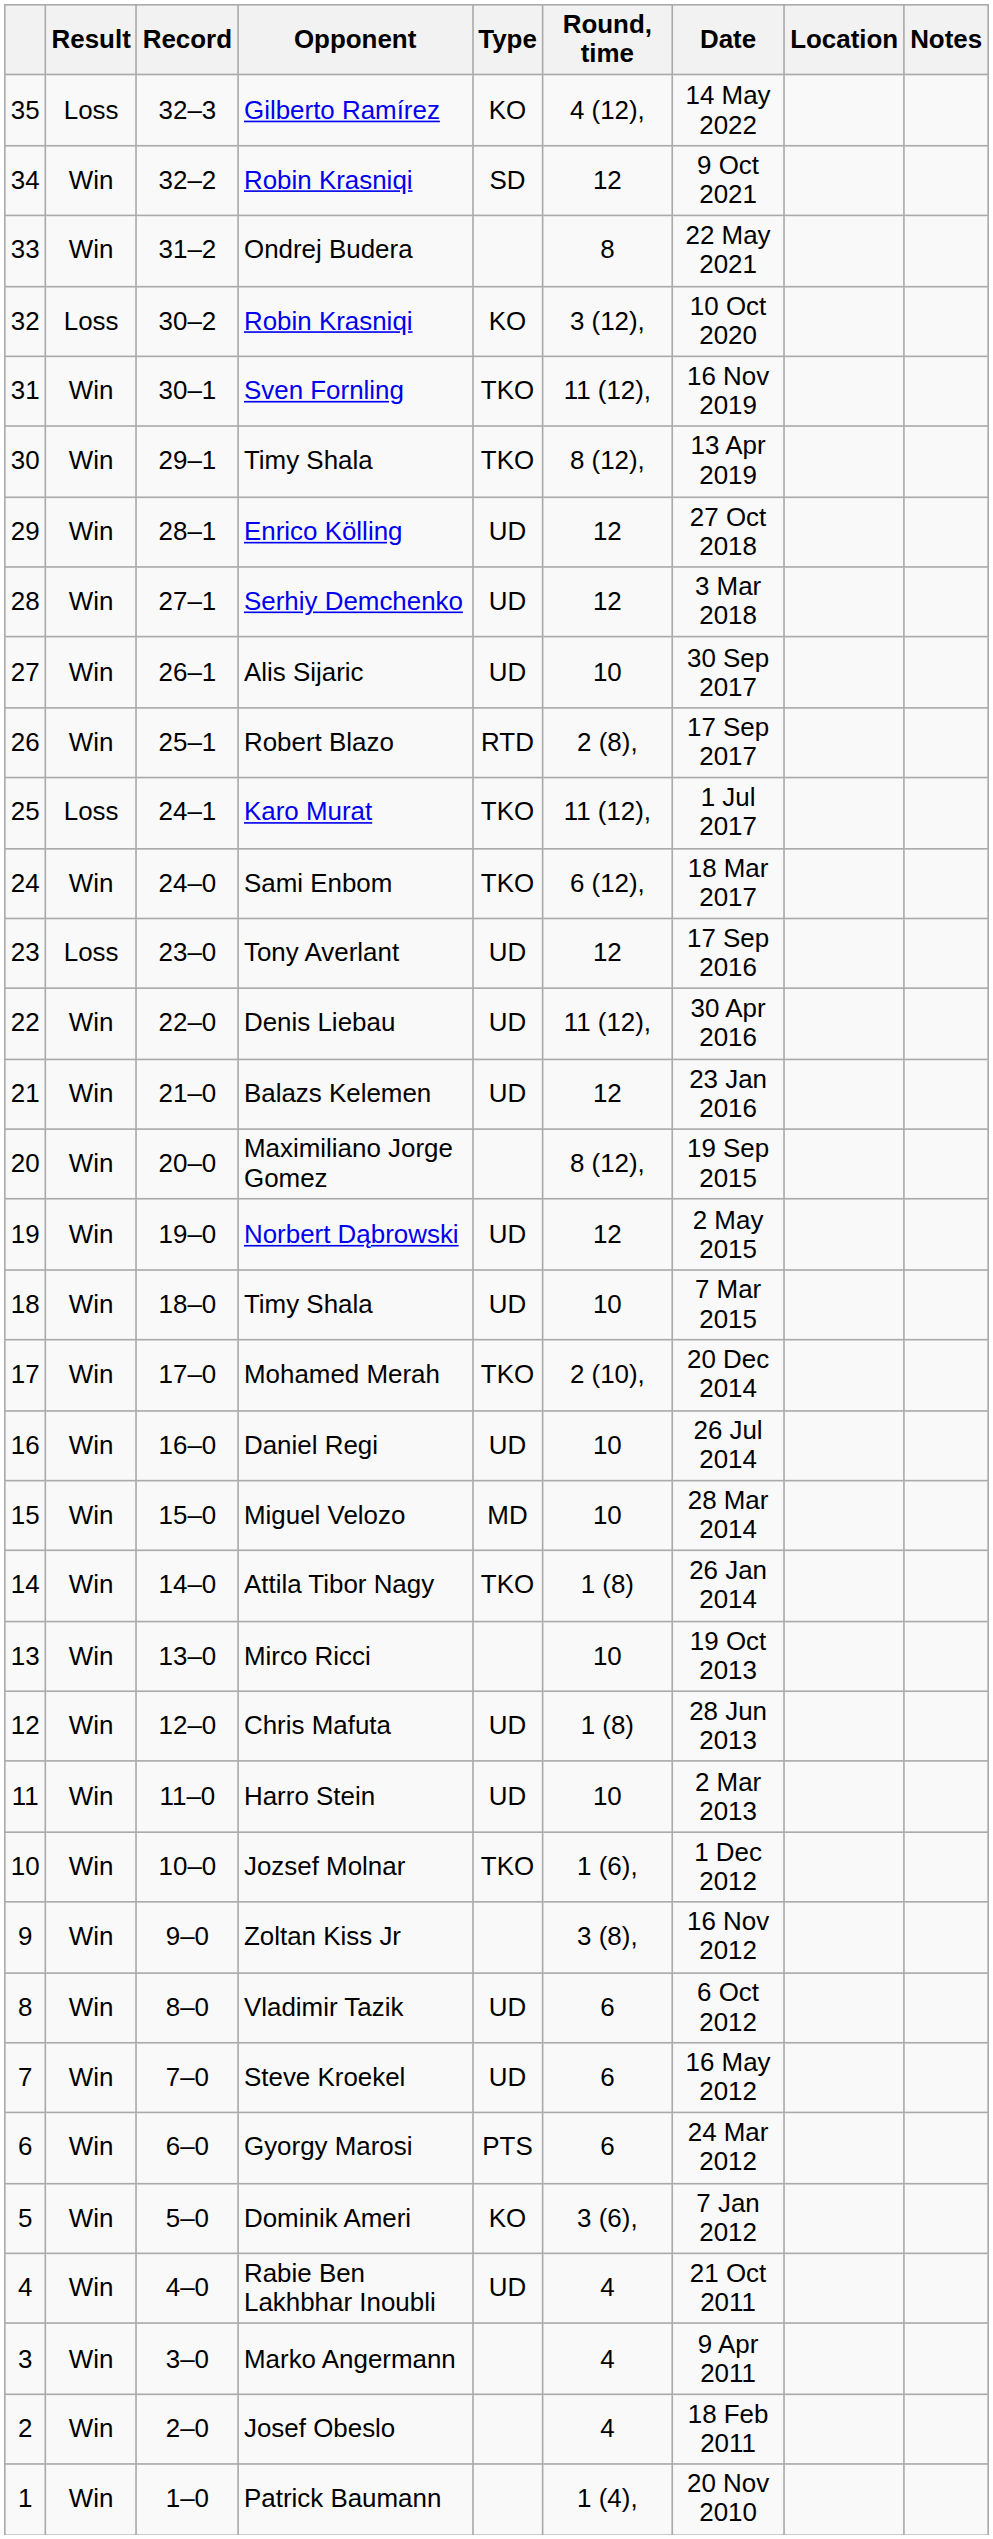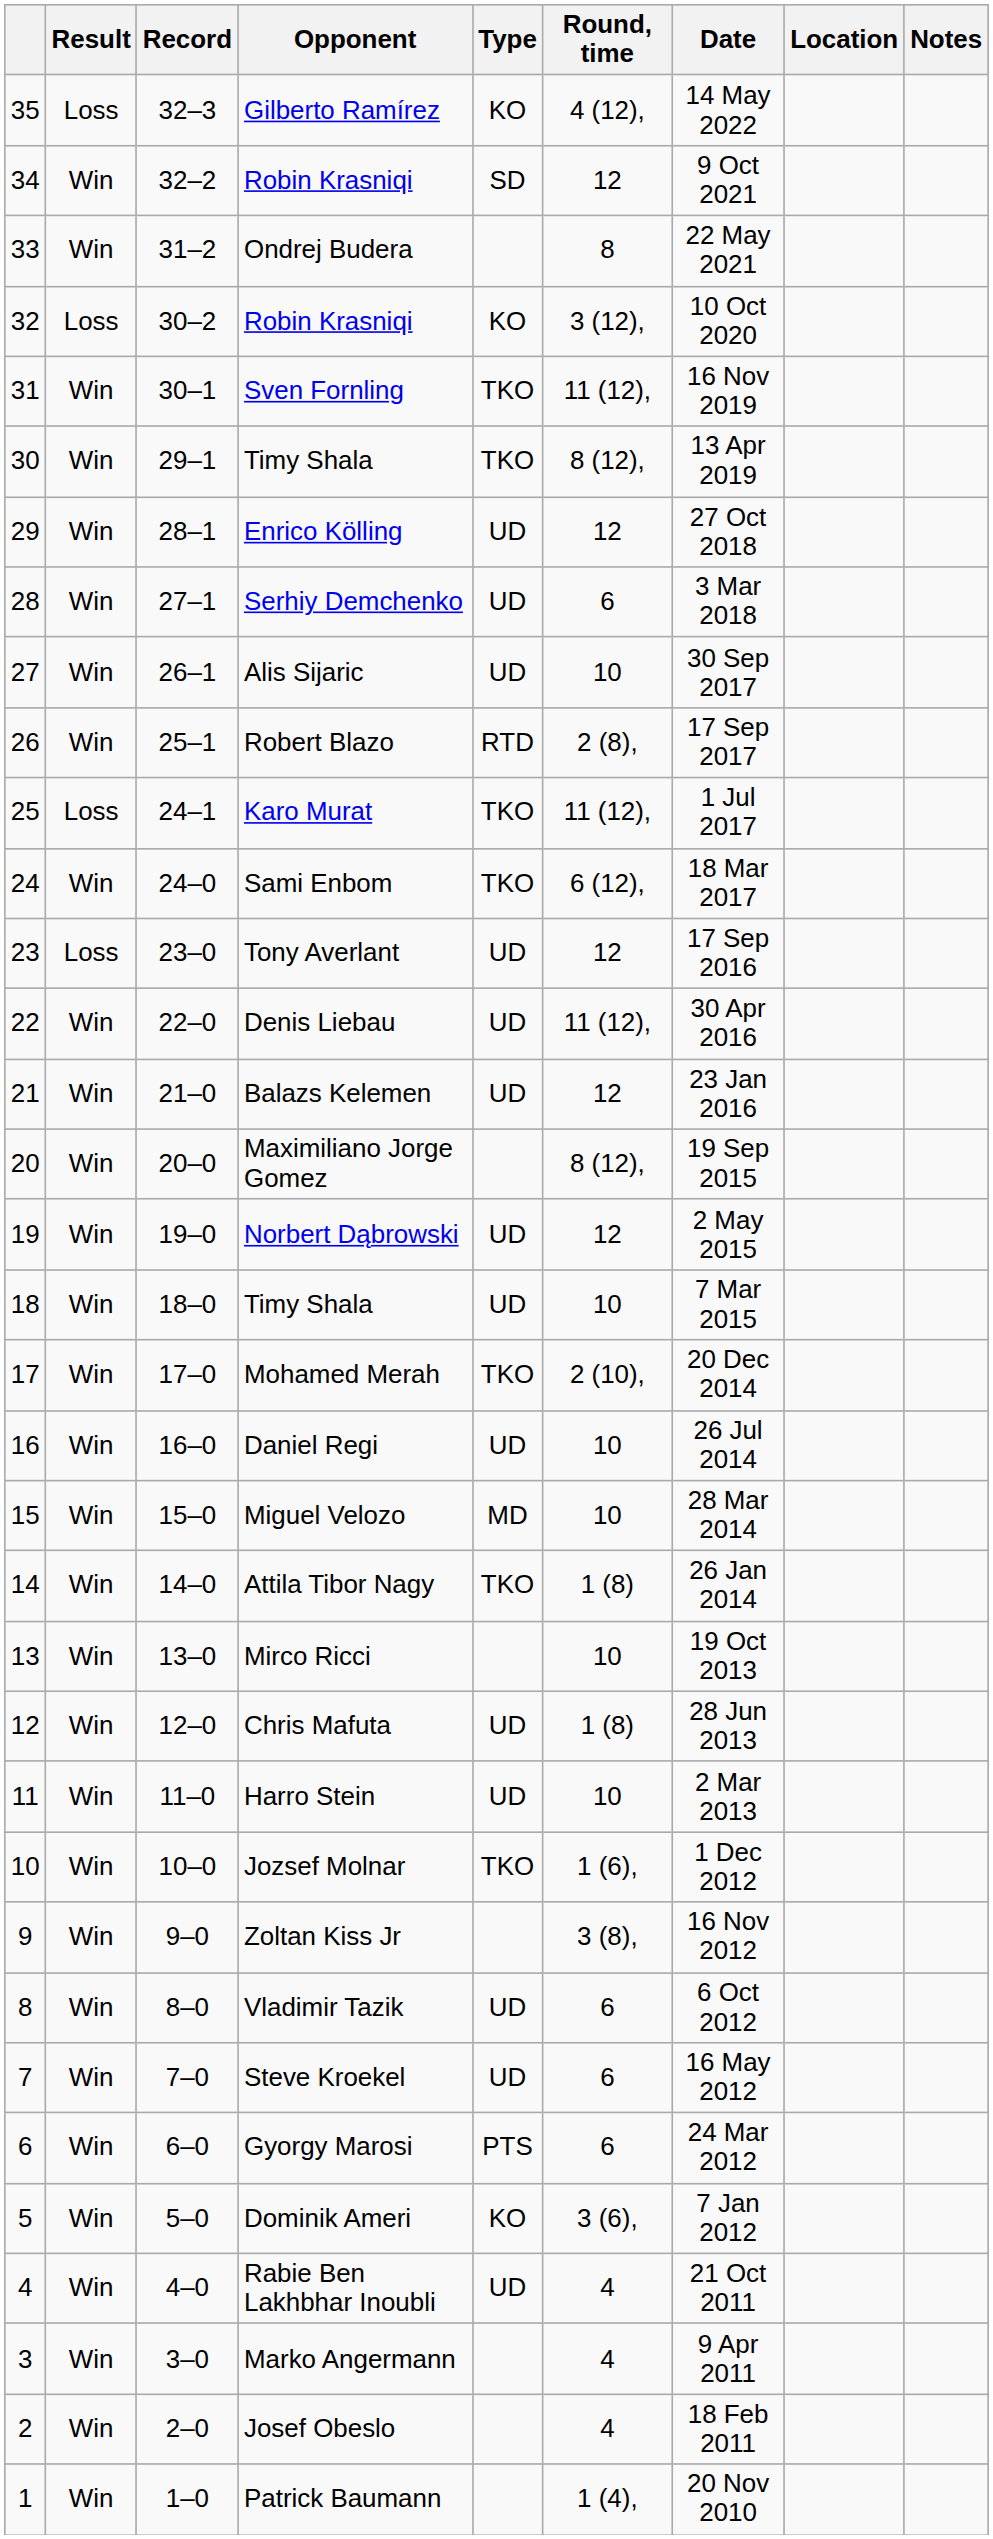(607, 601) 12 -> (607, 601) 6
